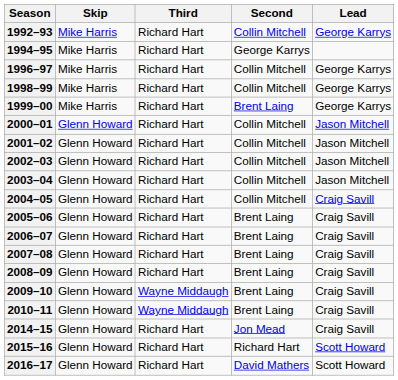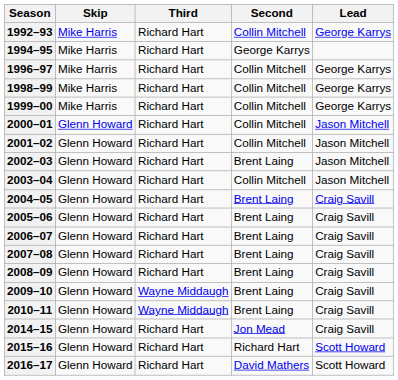(264, 106) Brent Laing -> (270, 106) Collin Mitchell
(270, 161) Collin Mitchell -> (264, 161) Brent Laing
(270, 198) Collin Mitchell -> (264, 198) Brent Laing
